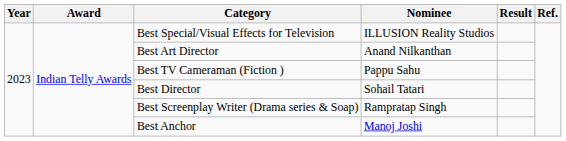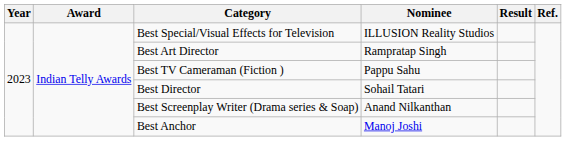(407, 51) Anand Nilkanthan -> (405, 51) Rampratap Singh
(405, 107) Rampratap Singh -> (407, 107) Anand Nilkanthan
